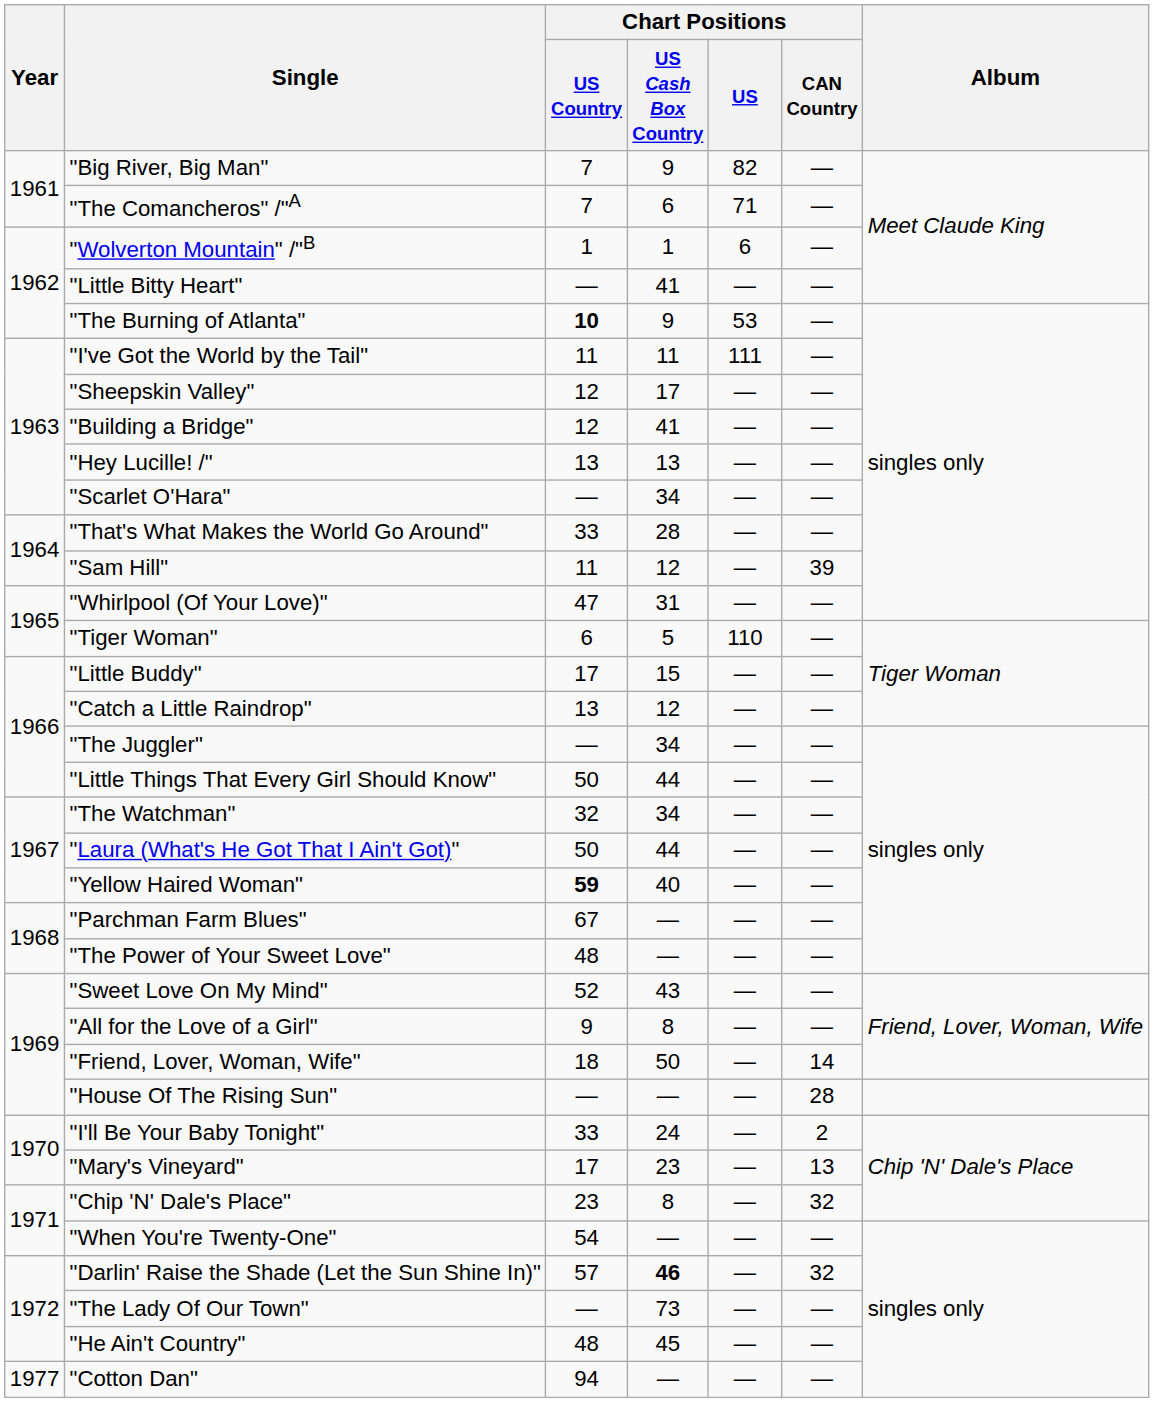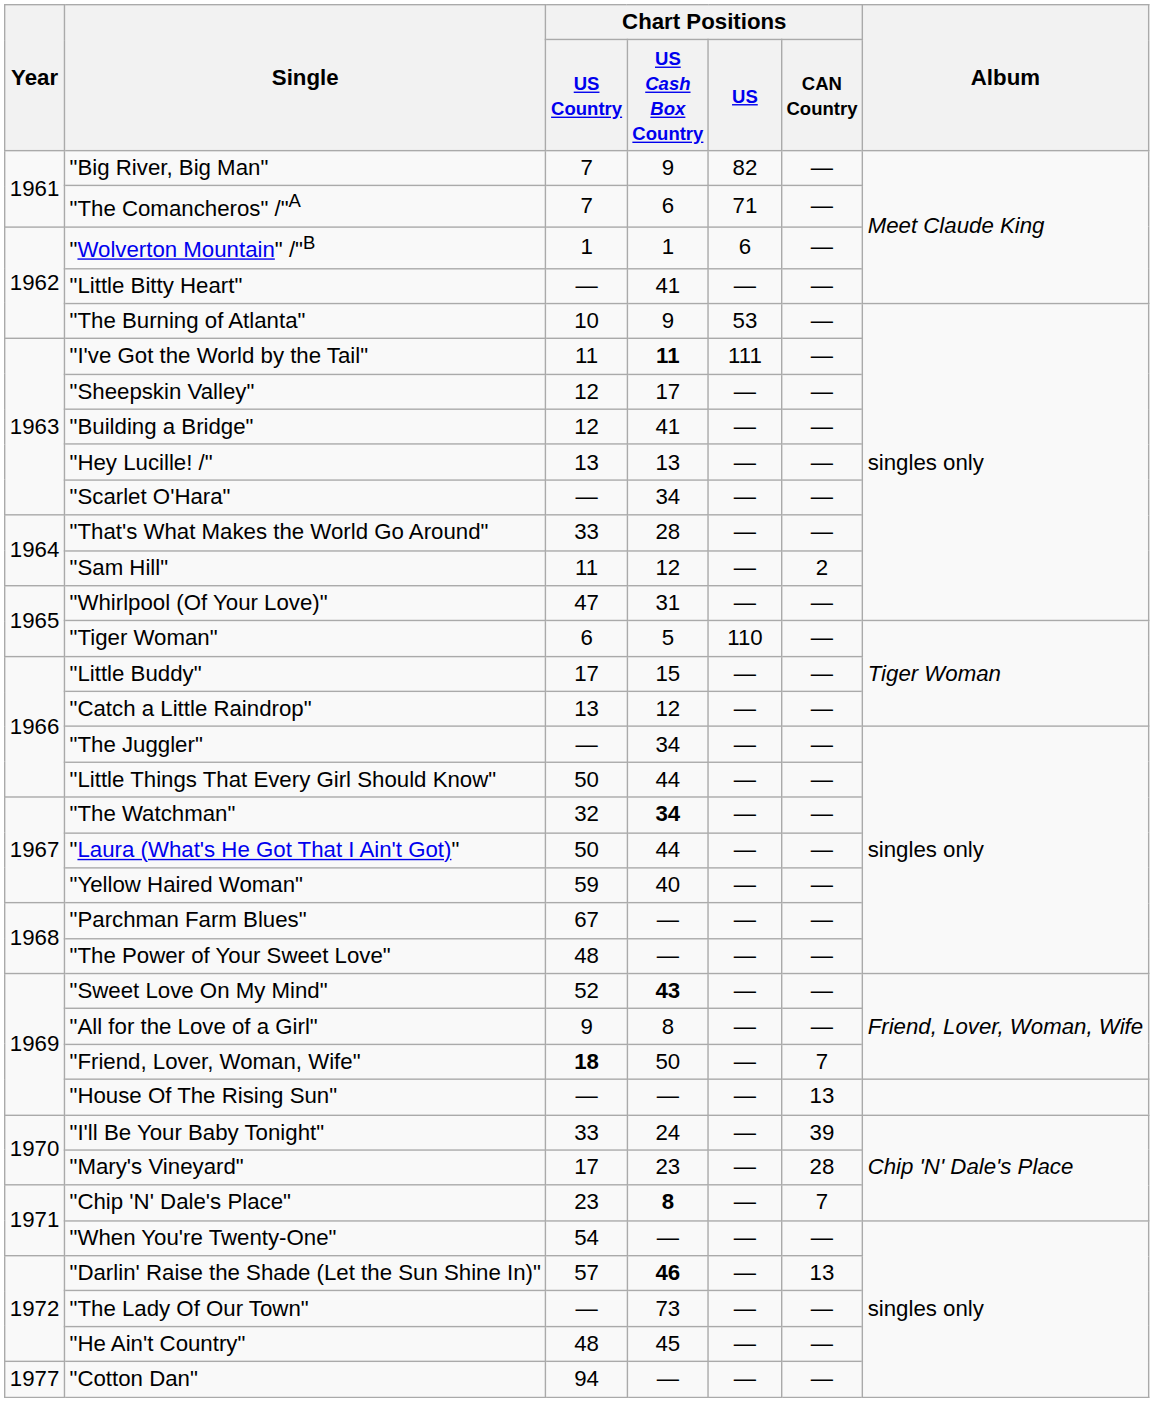(587, 320) bold -> (587, 320) normal
(668, 356) normal -> (668, 356) bold
(822, 567) 39 -> (822, 567) 2
(668, 814) normal -> (668, 814) bold
(587, 885) bold -> (587, 885) normal
(668, 991) normal -> (668, 991) bold
(587, 1061) normal -> (587, 1061) bold
(822, 1061) 14 -> (822, 1061) 7
(822, 1096) 28 -> (822, 1096) 13
(822, 1132) 2 -> (822, 1132) 39
(822, 1167) 13 -> (822, 1167) 28
(668, 1202) normal -> (668, 1202) bold
(822, 1202) 32 -> (822, 1202) 7
(822, 1273) 32 -> (822, 1273) 13
